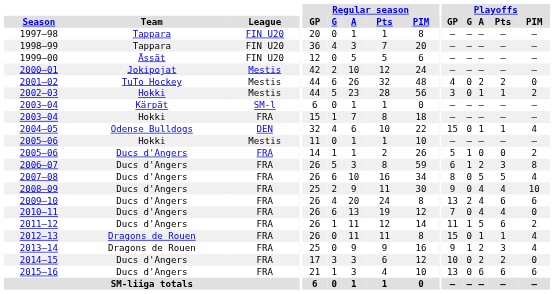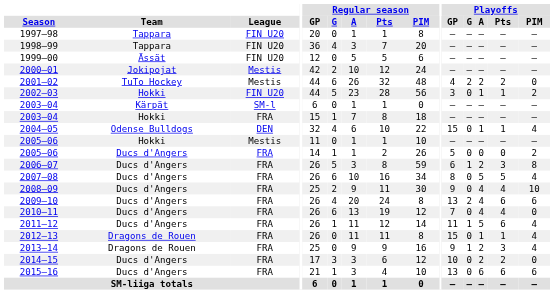(469, 81) 0 -> (469, 81) 2
(265, 93) Mestis -> (265, 93) FIN U20
(469, 153) 1 -> (469, 153) 0
(534, 224) 2 -> (534, 224) 4
